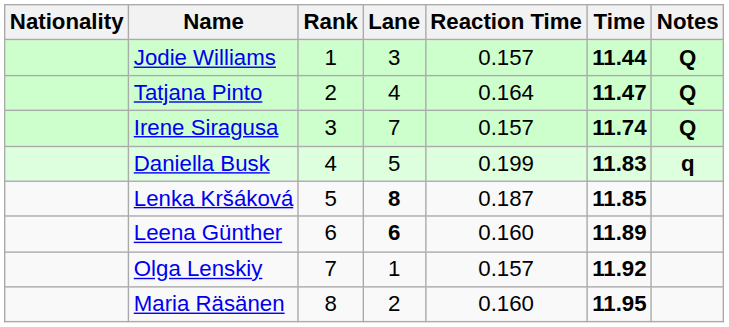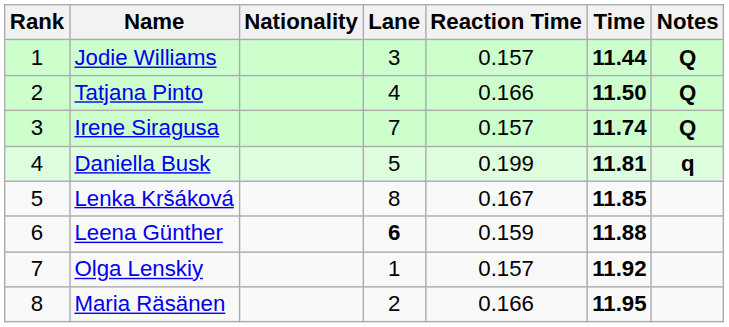columns swapped: (331, 22) <-> (67, 22)
(506, 92) 0.164 -> (506, 92) 0.166
(619, 92) 11.47 -> (619, 92) 11.50
(619, 163) 11.83 -> (619, 163) 11.81
(394, 198) bold -> (394, 198) normal
(506, 198) 0.187 -> (506, 198) 0.167
(506, 233) 0.160 -> (506, 233) 0.159
(619, 233) 11.89 -> (619, 233) 11.88
(506, 304) 0.160 -> (506, 304) 0.166
